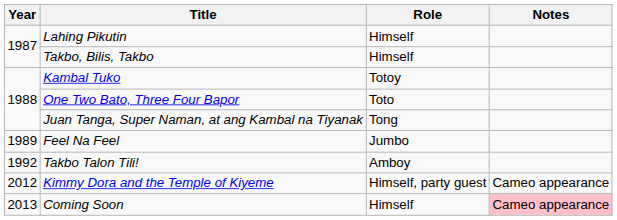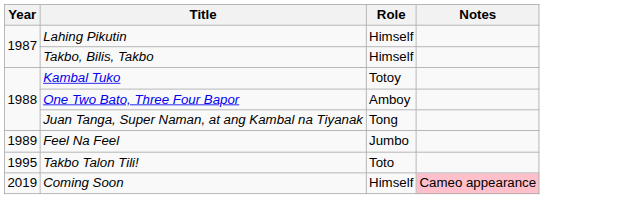(382, 99) Toto -> (390, 99) Amboy
(22, 162) 1992 -> (22, 162) 1995
(390, 162) Amboy -> (382, 162) Toto
- row: (158, 183)
(22, 204) 2013 -> (22, 183) 2019
